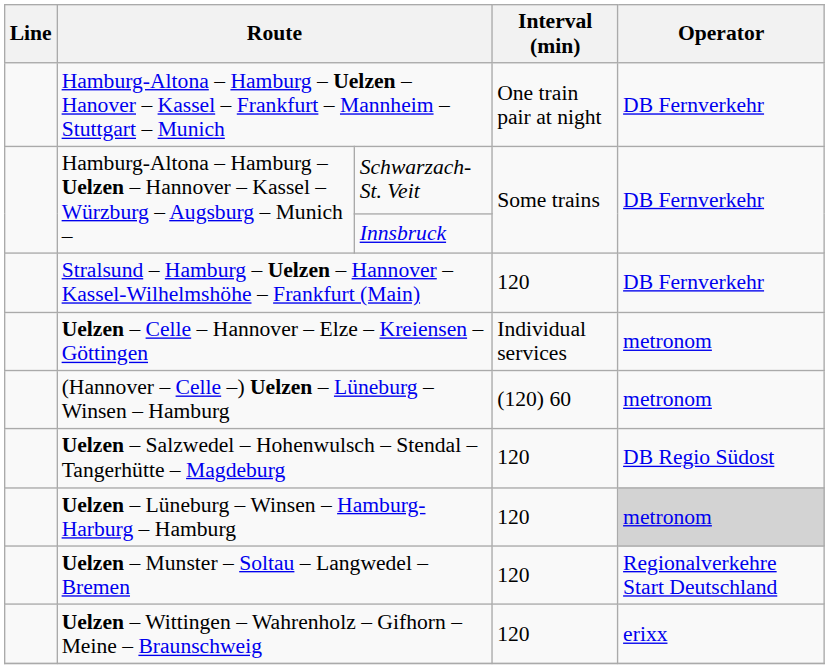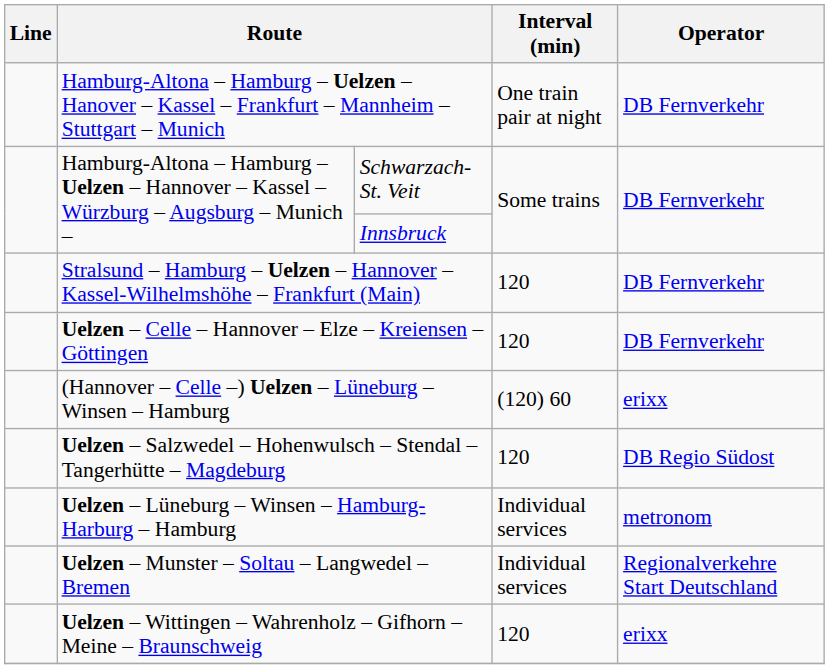(542, 340) Individual services -> (513, 340) 120
(667, 340) metronom -> (694, 340) DB Fernverkehr
(667, 399) metronom -> (645, 399) erixx
(513, 516) 120 -> (542, 516) Individual services
(667, 516) lightgrey background -> (667, 516) no background
(513, 575) 120 -> (542, 575) Individual services
